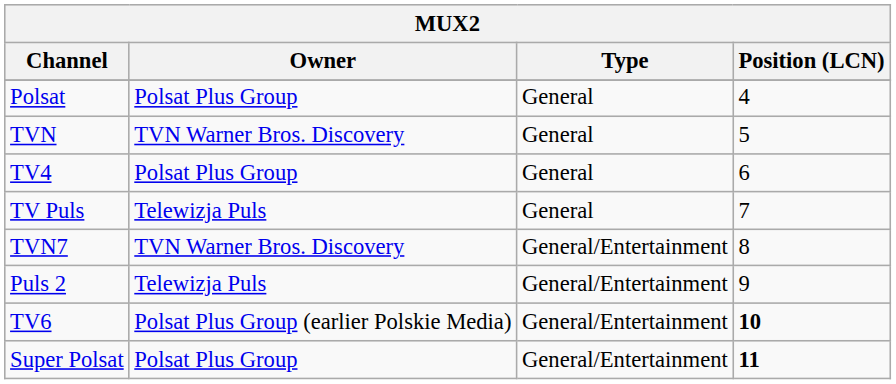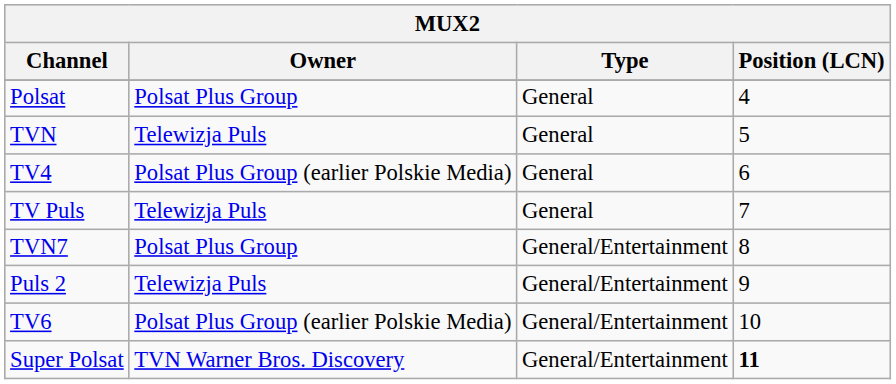(269, 135) TVN Warner Bros. Discovery -> (200, 135) Telewizja Puls
(216, 172) Polsat Plus Group -> (323, 172) Polsat Plus Group (earlier Polskie Media)
(269, 247) TVN Warner Bros. Discovery -> (216, 247) Polsat Plus Group
(750, 321) bold -> (750, 321) normal
(216, 359) Polsat Plus Group -> (269, 359) TVN Warner Bros. Discovery
